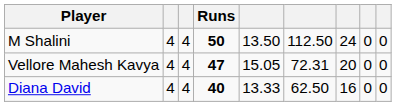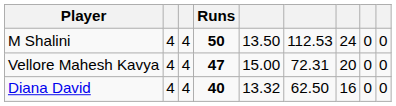(310, 40) 112.50 -> (310, 40) 112.53
(261, 64) 15.05 -> (261, 64) 15.00
(261, 88) 13.33 -> (261, 88) 13.32
